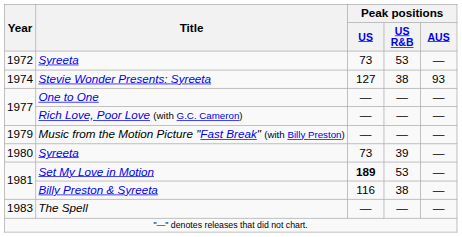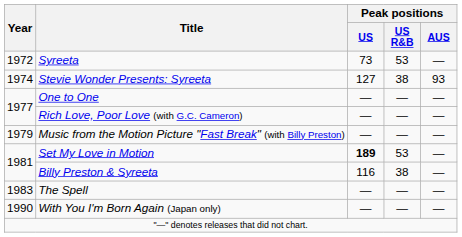- row: (20, 153)
+ row: (20, 208)
